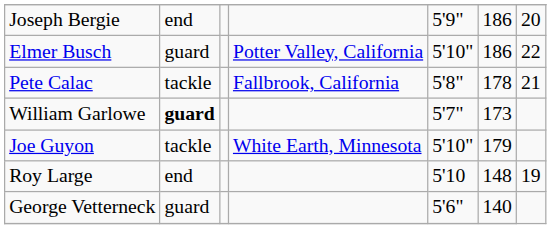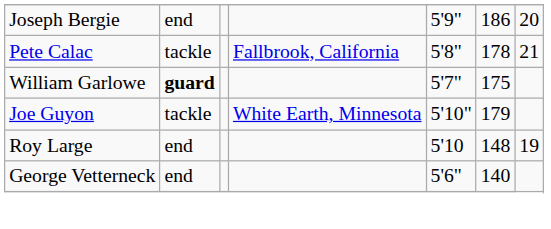- row: (60, 51)
(497, 113) 173 -> (496, 82) 175
(187, 207) guard -> (179, 176) end
